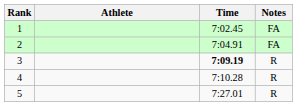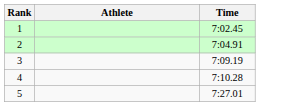- column: (274, 12)
(227, 61) bold -> (227, 61) normal
